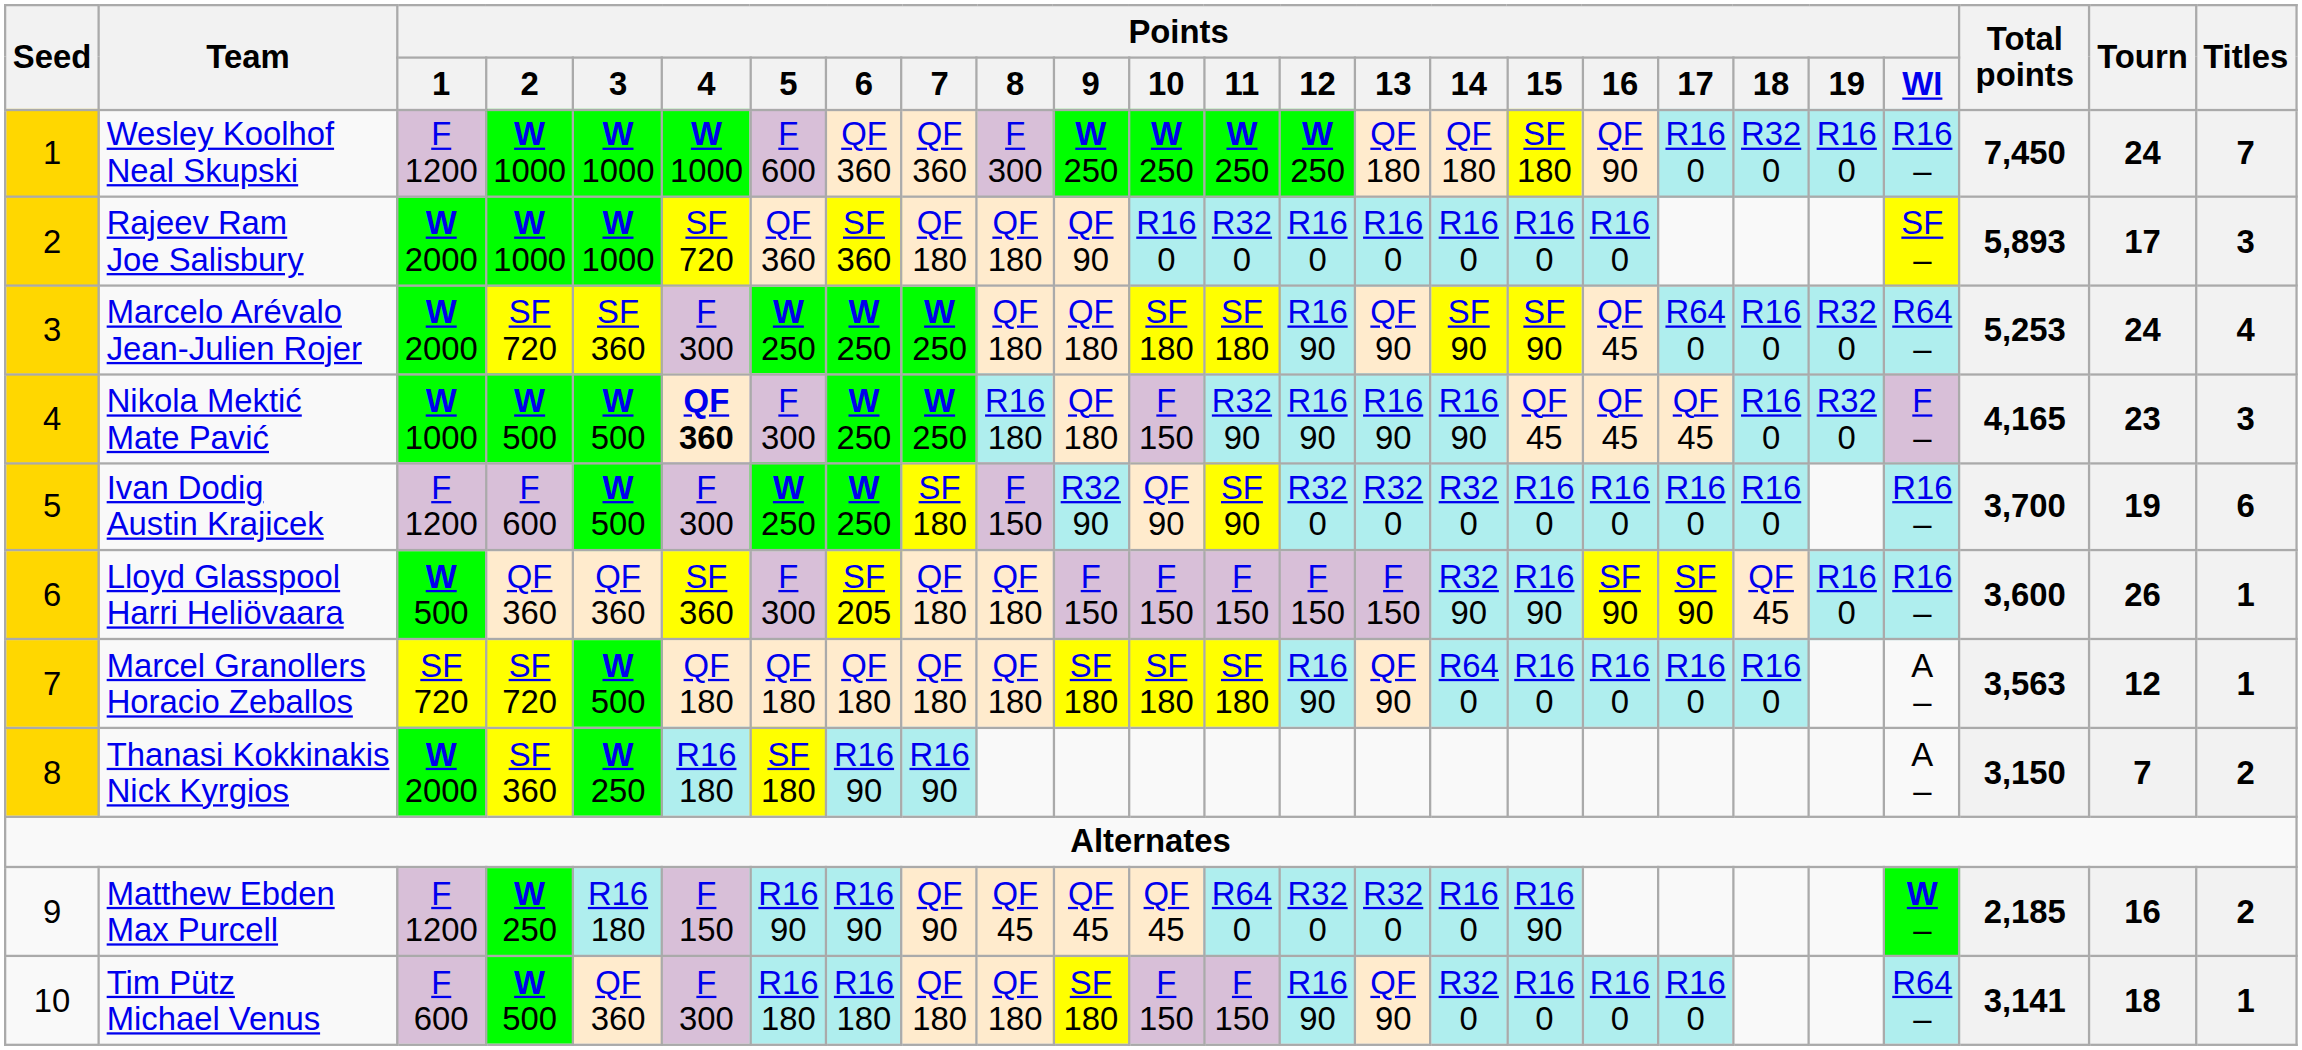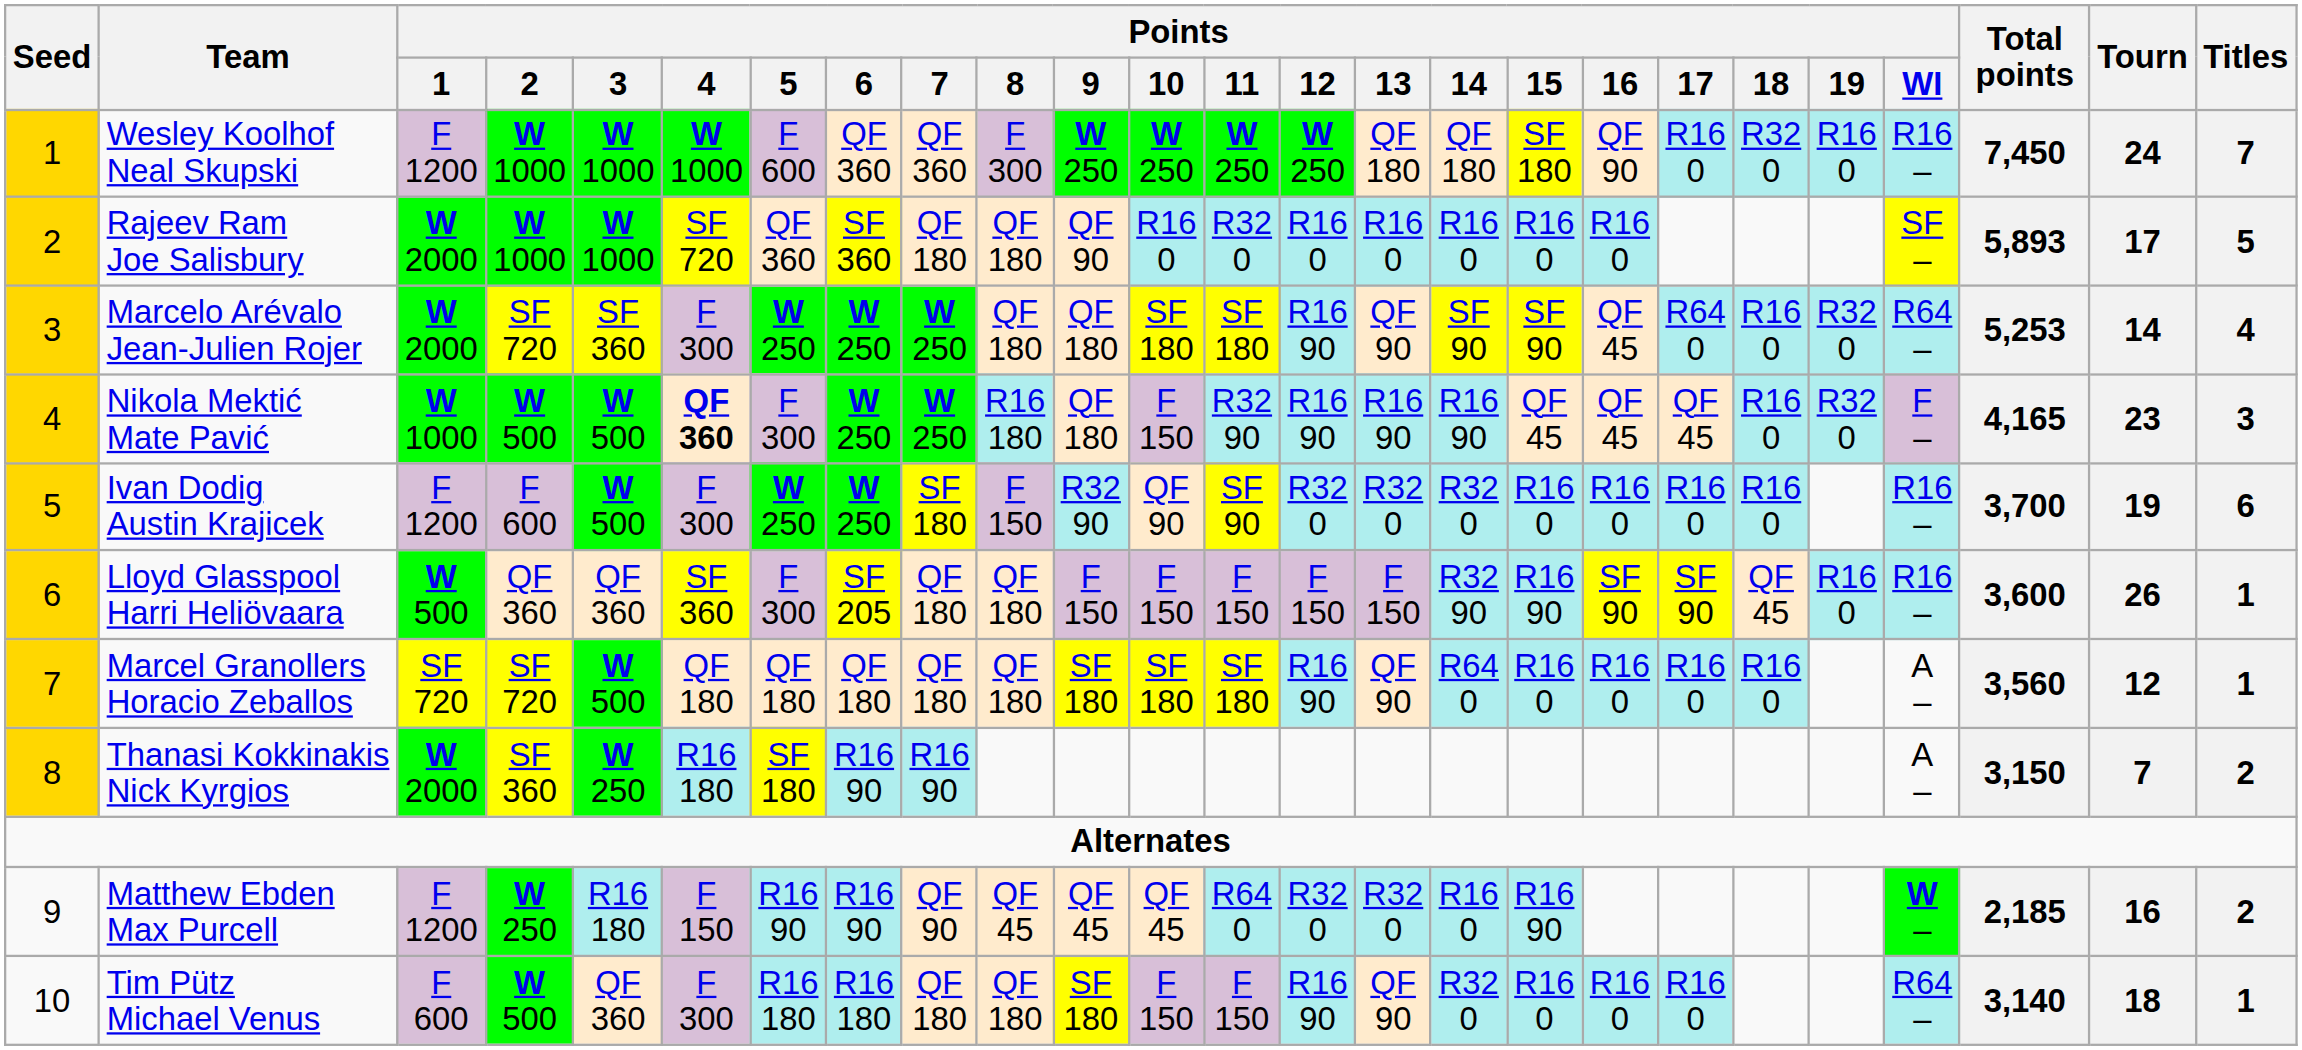(2246, 242) 3 -> (2246, 242) 5
(2142, 330) 24 -> (2142, 330) 14
(2025, 684) 3,563 -> (2025, 684) 3,560
(2025, 1000) 3,141 -> (2025, 1000) 3,140
